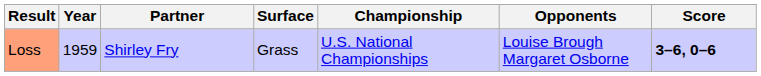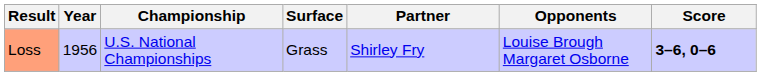columns swapped: (408, 16) <-> (177, 16)
(80, 50) 1959 -> (80, 50) 1956
